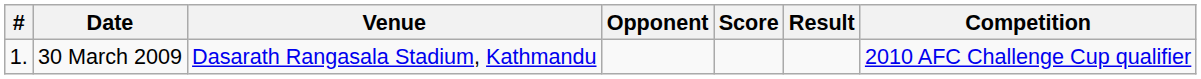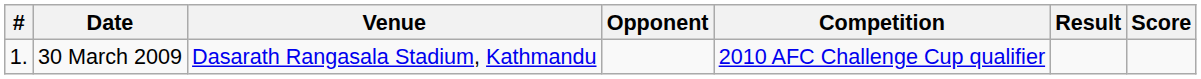columns swapped: (749, 22) <-> (1028, 22)
